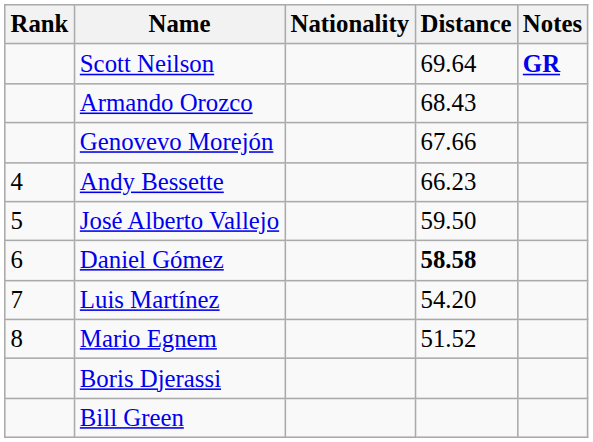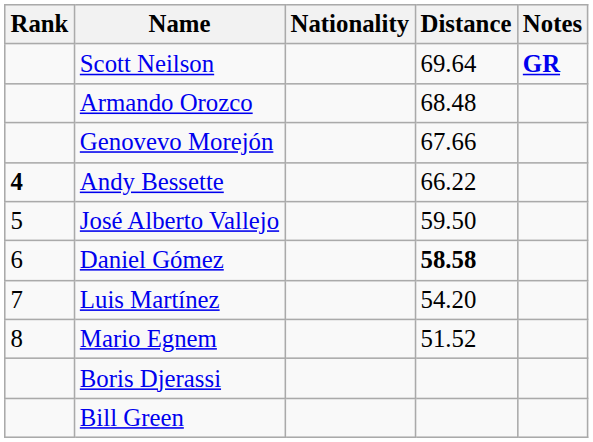(448, 102) 68.43 -> (448, 102) 68.48
(17, 181) normal -> (17, 181) bold
(448, 181) 66.23 -> (448, 181) 66.22
